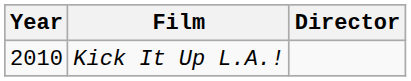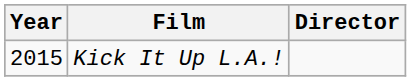(36, 59) 2010 -> (36, 59) 2015
